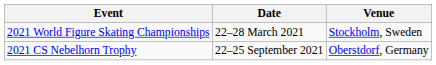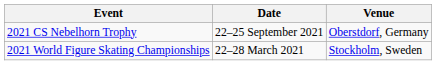rows swapped: (108, 32) <-> (72, 50)
